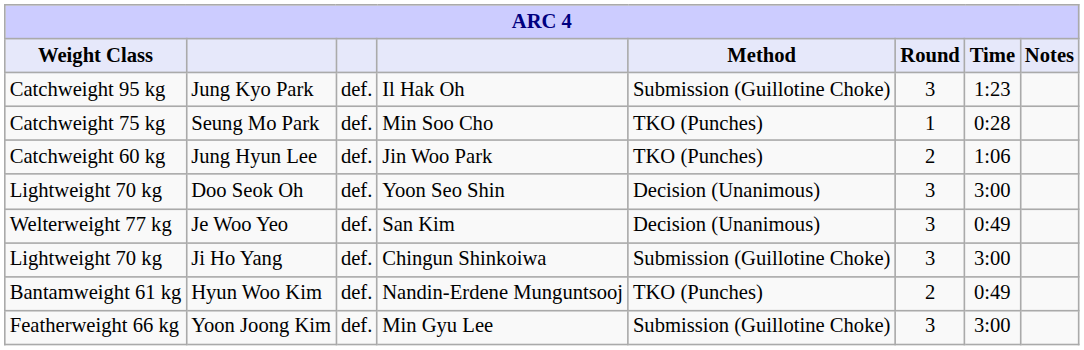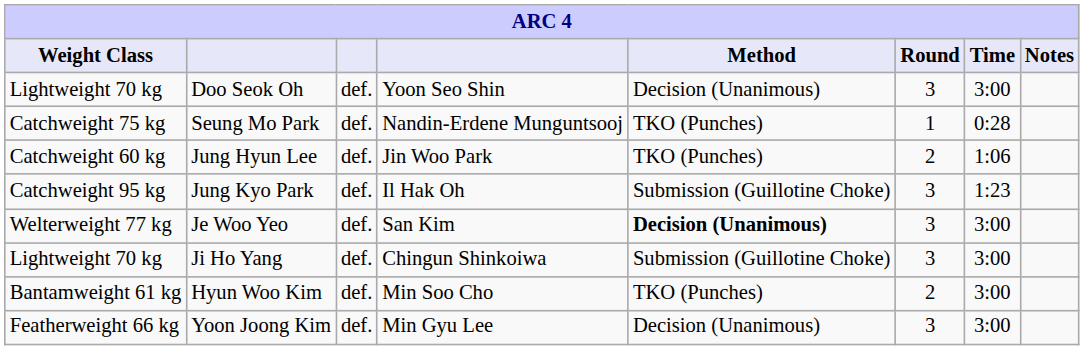rows swapped: (252, 89) <-> (247, 191)
(438, 123) Min Soo Cho -> (503, 123) Nandin-Erdene Munguntsooj
(726, 225) normal -> (730, 225) bold
(992, 225) 0:49 -> (992, 225) 3:00
(503, 292) Nandin-Erdene Munguntsooj -> (438, 292) Min Soo Cho
(992, 292) 0:49 -> (992, 292) 3:00
(762, 326) Submission (Guillotine Choke) -> (726, 326) Decision (Unanimous)
